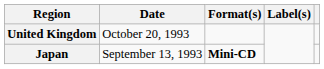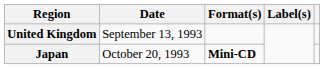(146, 34) October 20, 1993 -> (152, 34) September 13, 1993
(152, 53) September 13, 1993 -> (146, 53) October 20, 1993
